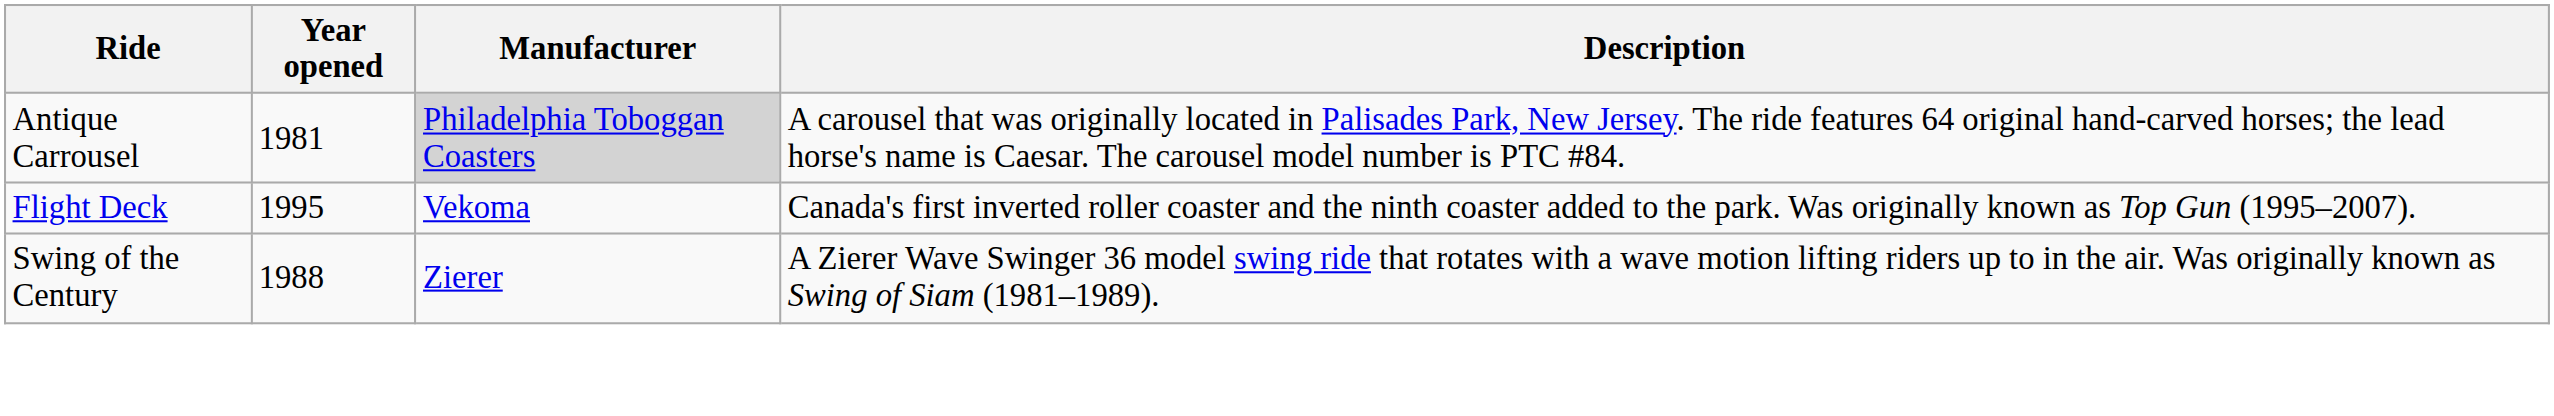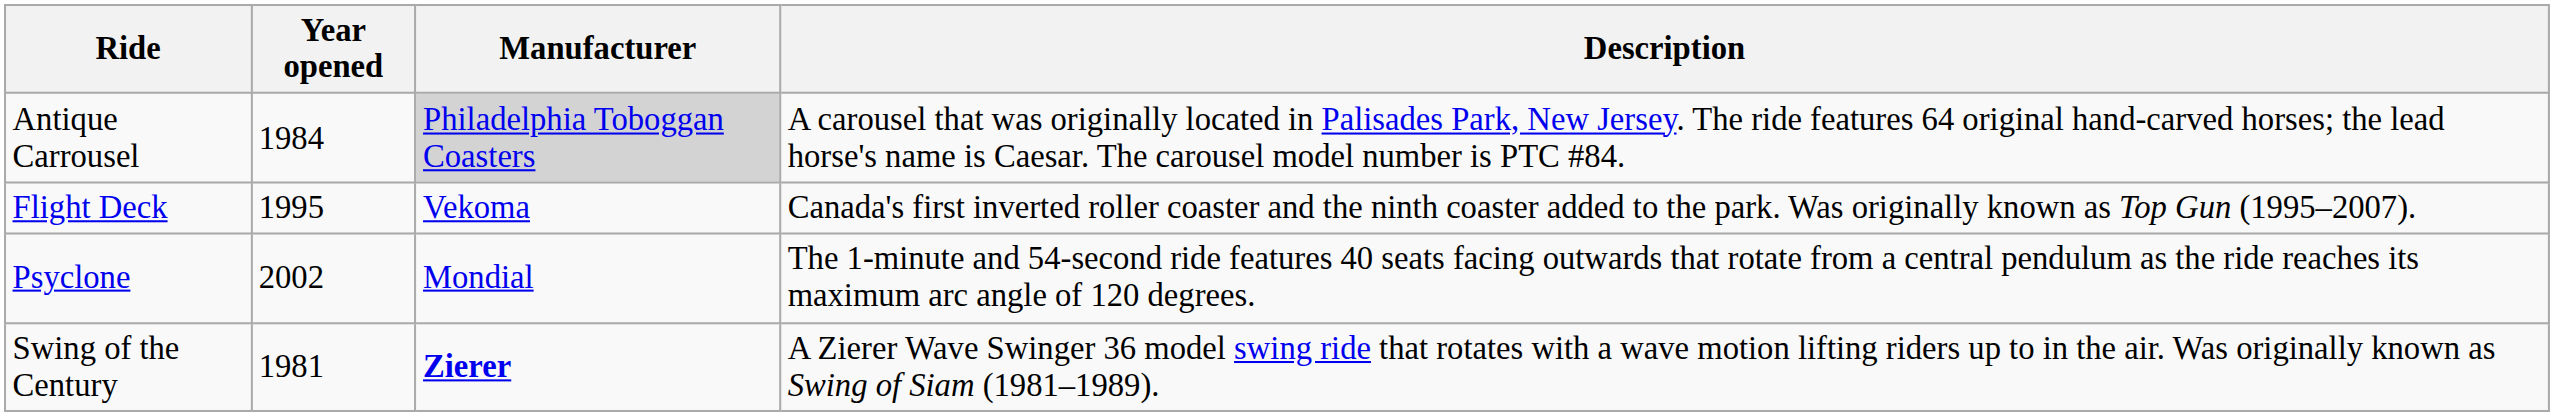(291, 137) 1981 -> (291, 137) 1984
+ row: (71, 277)
(291, 277) 1988 -> (291, 365) 1981
(463, 277) normal -> (467, 365) bold
